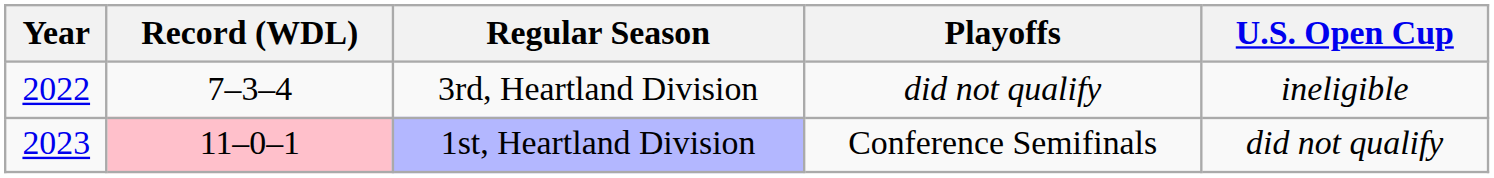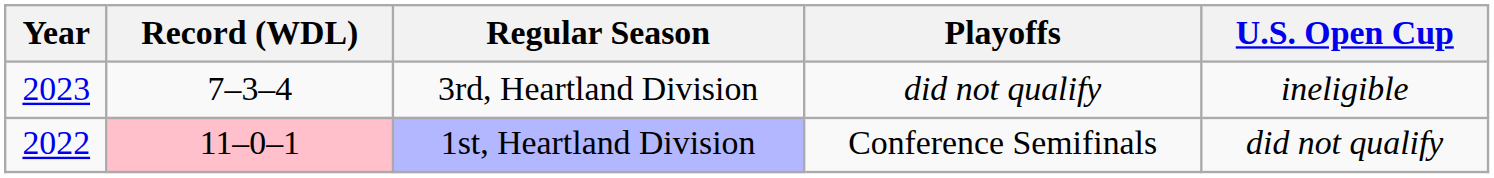(56, 88) 2022 -> (56, 88) 2023
(56, 144) 2023 -> (56, 144) 2022
